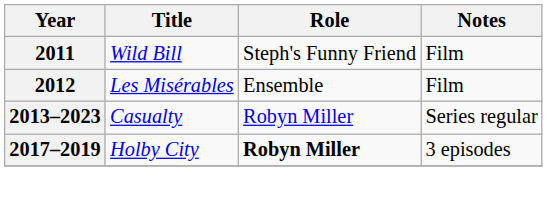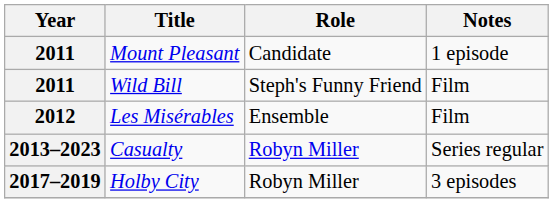+ row: (175, 52)
(302, 149) bold -> (304, 181) normal
